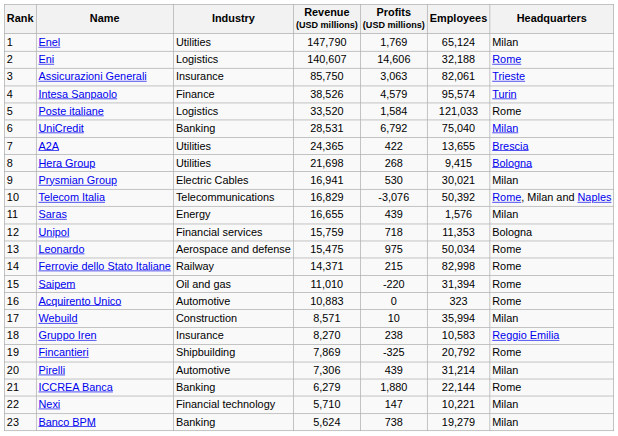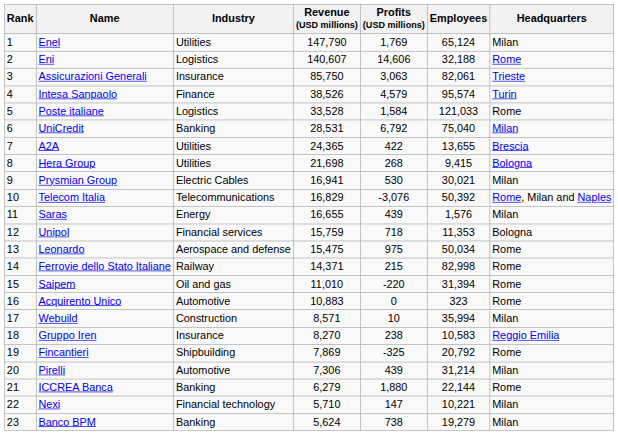(327, 111) 33,520 -> (327, 111) 33,528
